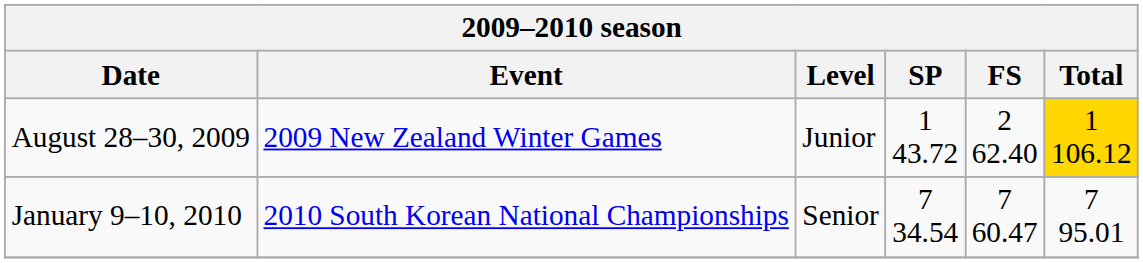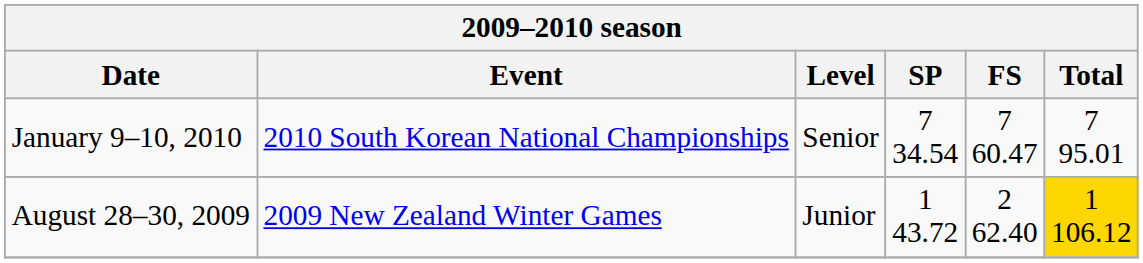rows swapped: (127, 216) <-> (131, 137)
